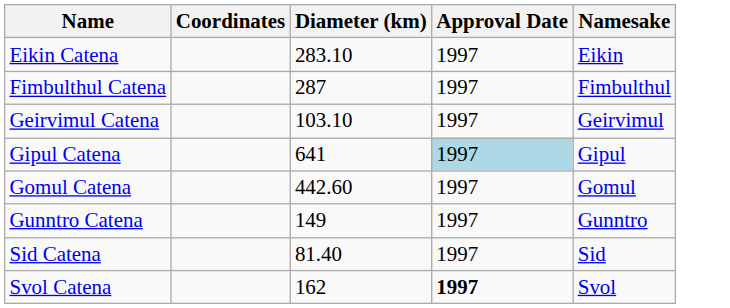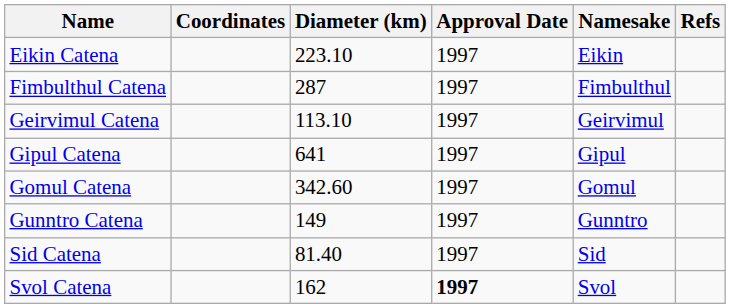+ column: (700, 21)
(324, 54) 283.10 -> (324, 54) 223.10
(324, 120) 103.10 -> (323, 120) 113.10
(457, 154) lightblue background -> (457, 154) no background
(324, 187) 442.60 -> (324, 187) 342.60
